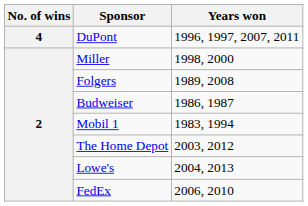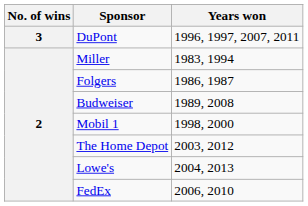(39, 37) 4 -> (39, 37) 3
(204, 59) 1998, 2000 -> (204, 59) 1983, 1994
(204, 81) 1989, 2008 -> (204, 81) 1986, 1987
(204, 102) 1986, 1987 -> (204, 102) 1989, 2008
(204, 124) 1983, 1994 -> (204, 124) 1998, 2000
